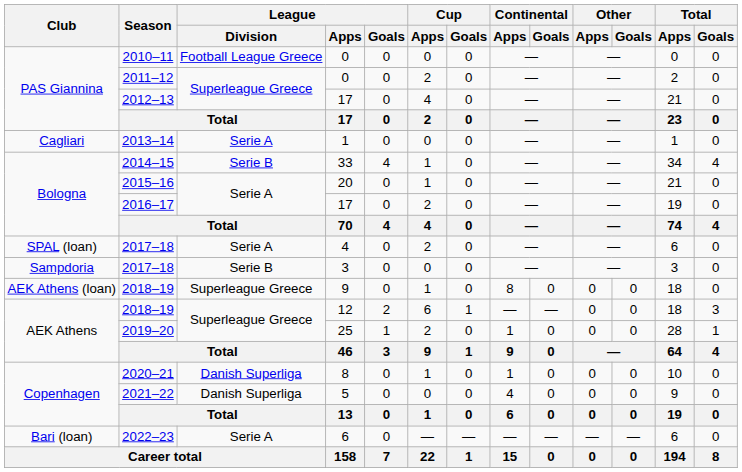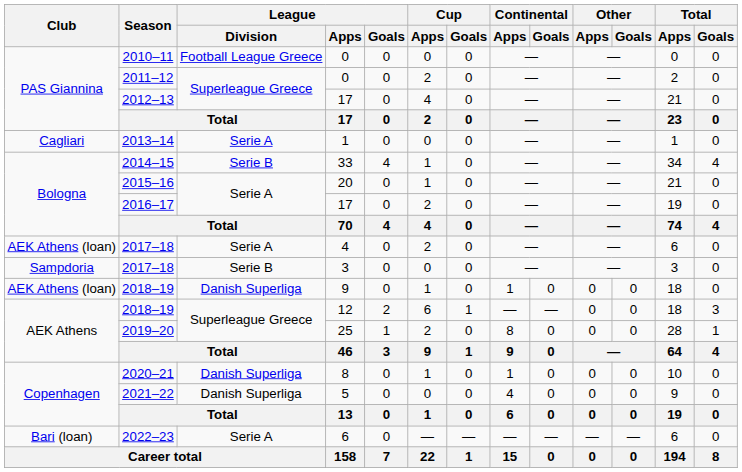(62, 246) SPAL (loan) -> (62, 246) AEK Athens (loan)
(251, 288) Superleague Greece -> (251, 288) Danish Superliga
(510, 288) 8 -> (510, 288) 1
(510, 330) 1 -> (510, 330) 8
